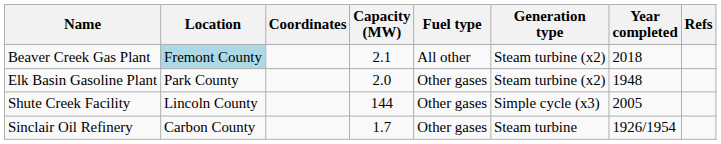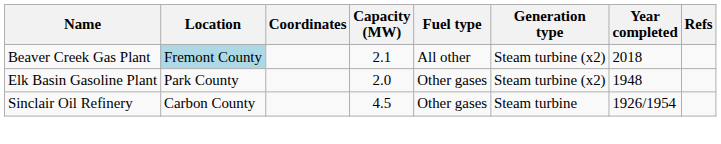- row: (69, 103)
(382, 127) 1.7 -> (382, 103) 4.5
